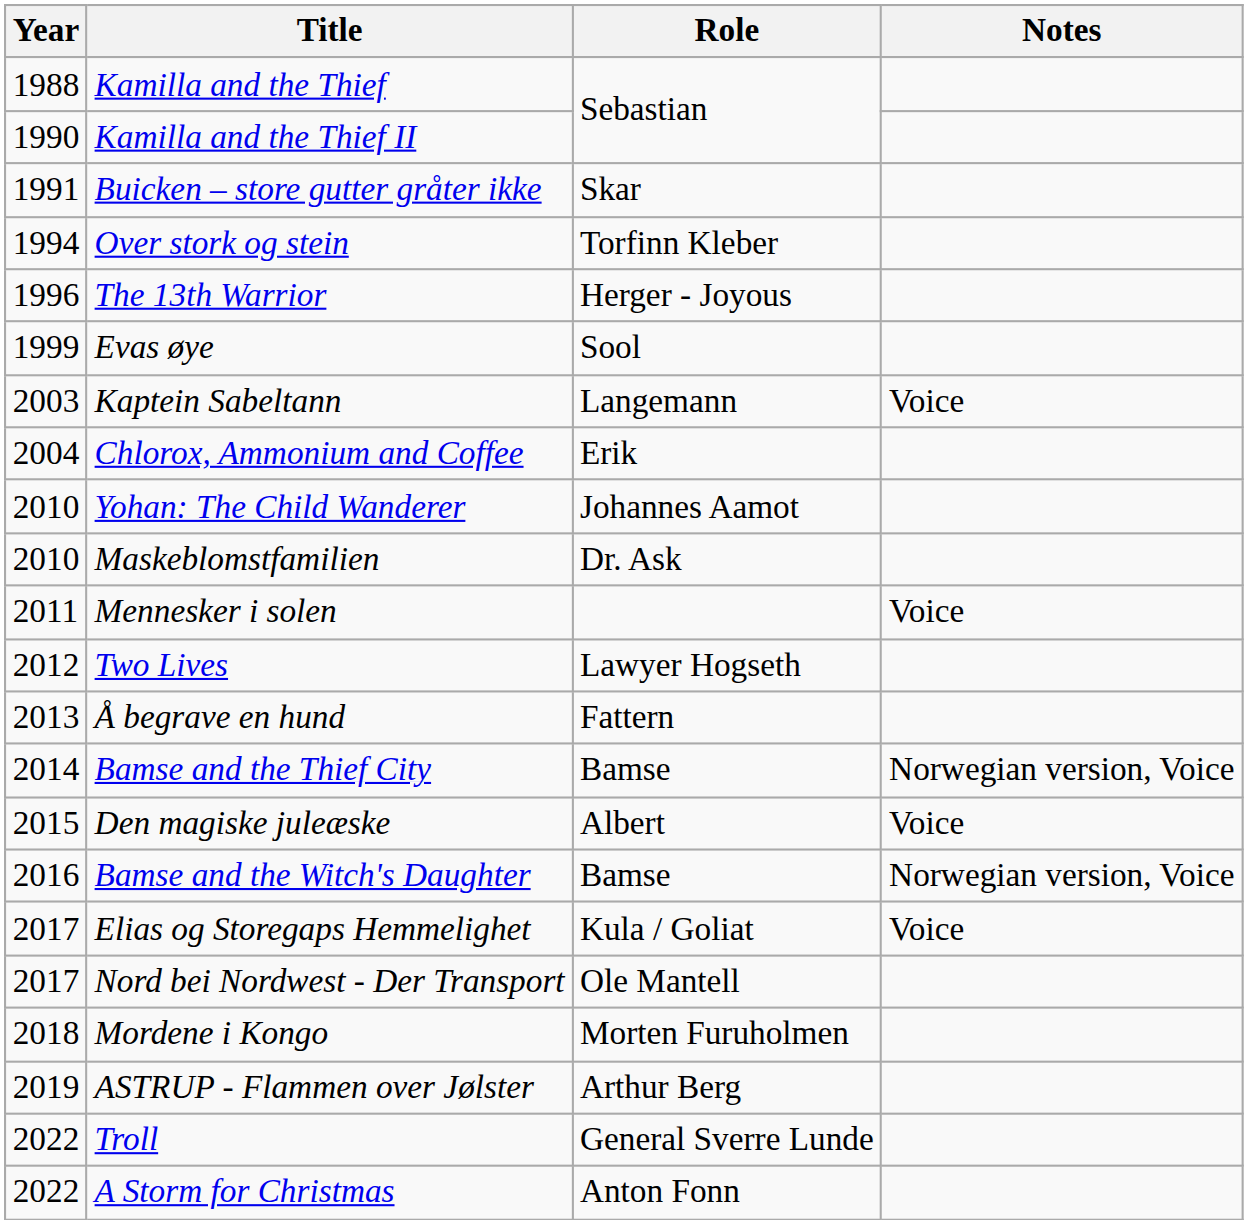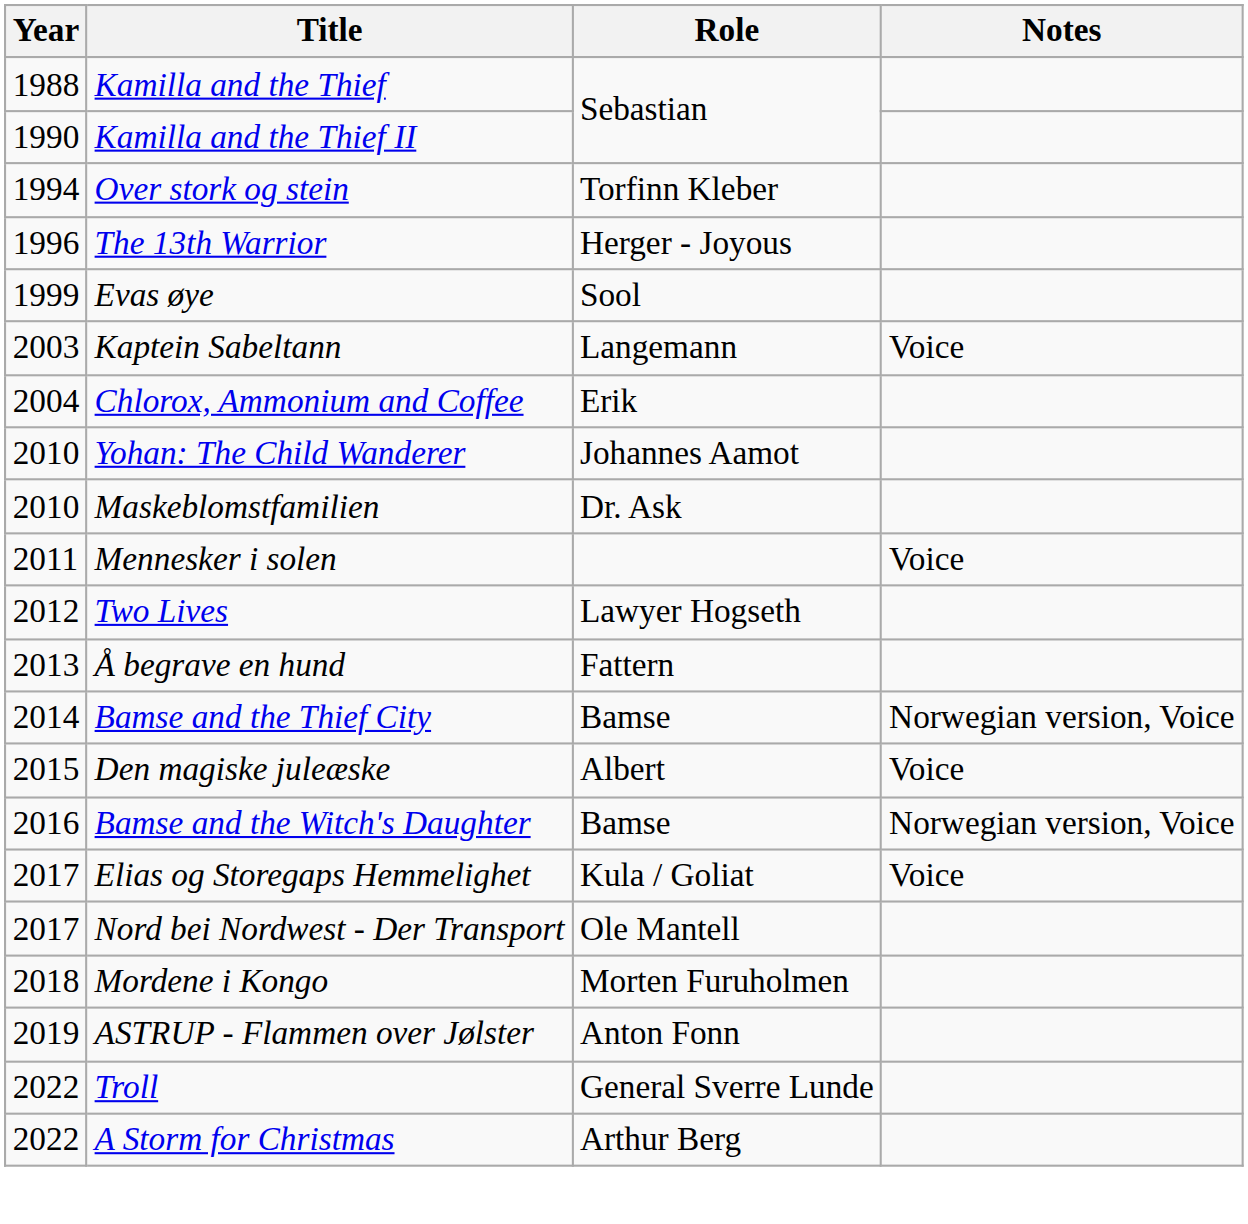- row: (318, 189)
(660, 1086) Arthur Berg -> (660, 1033) Anton Fonn
(660, 1192) Anton Fonn -> (660, 1139) Arthur Berg
